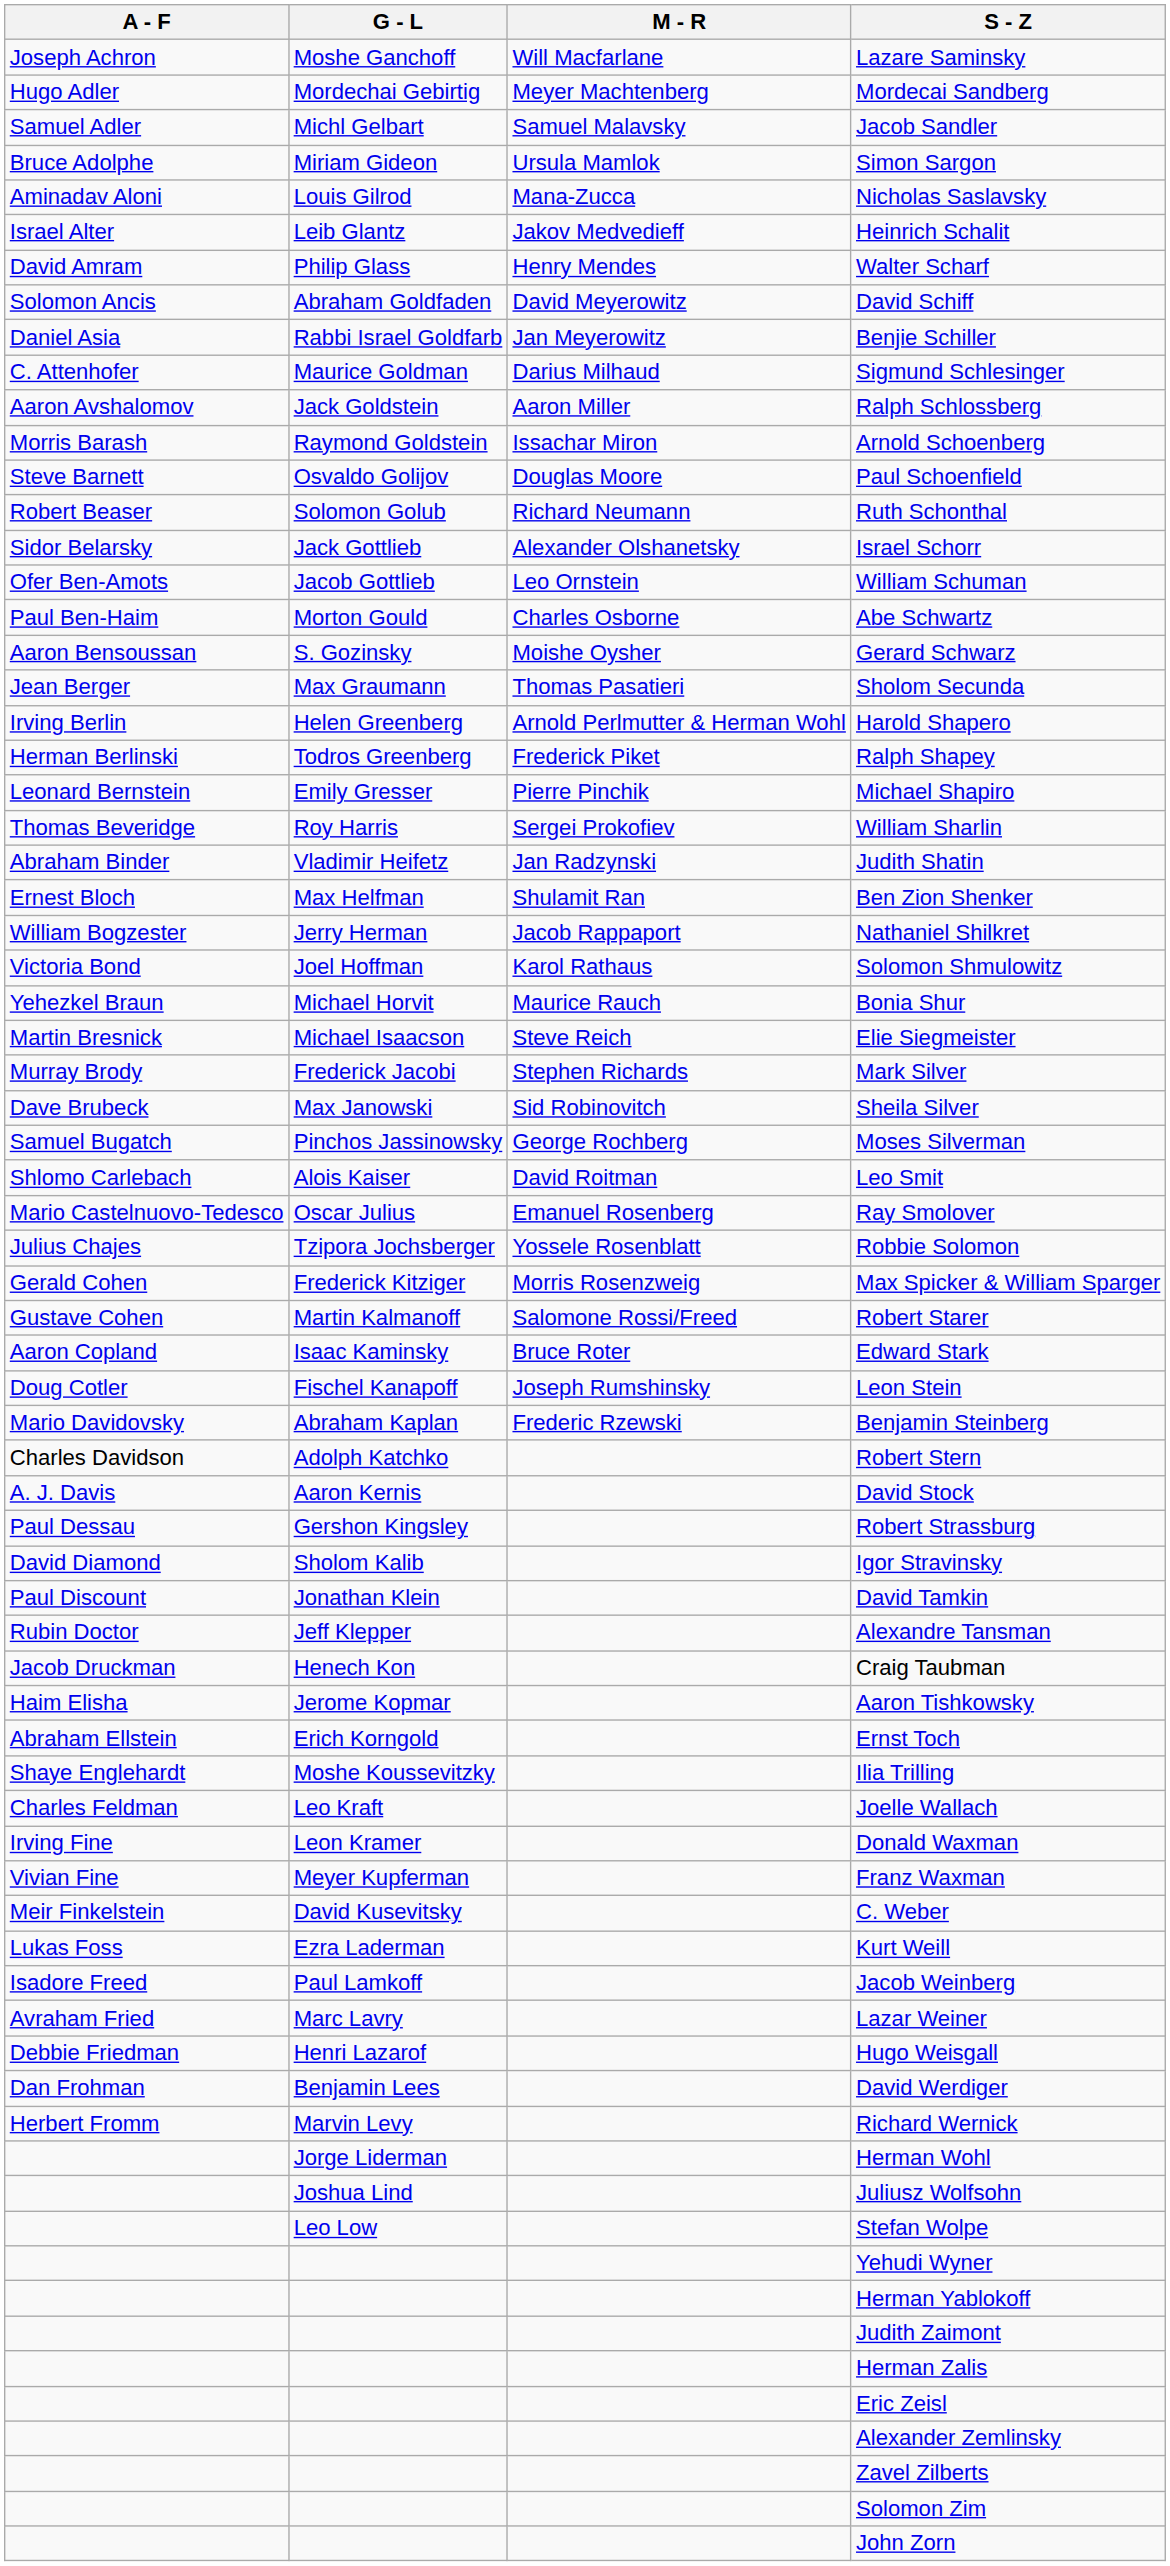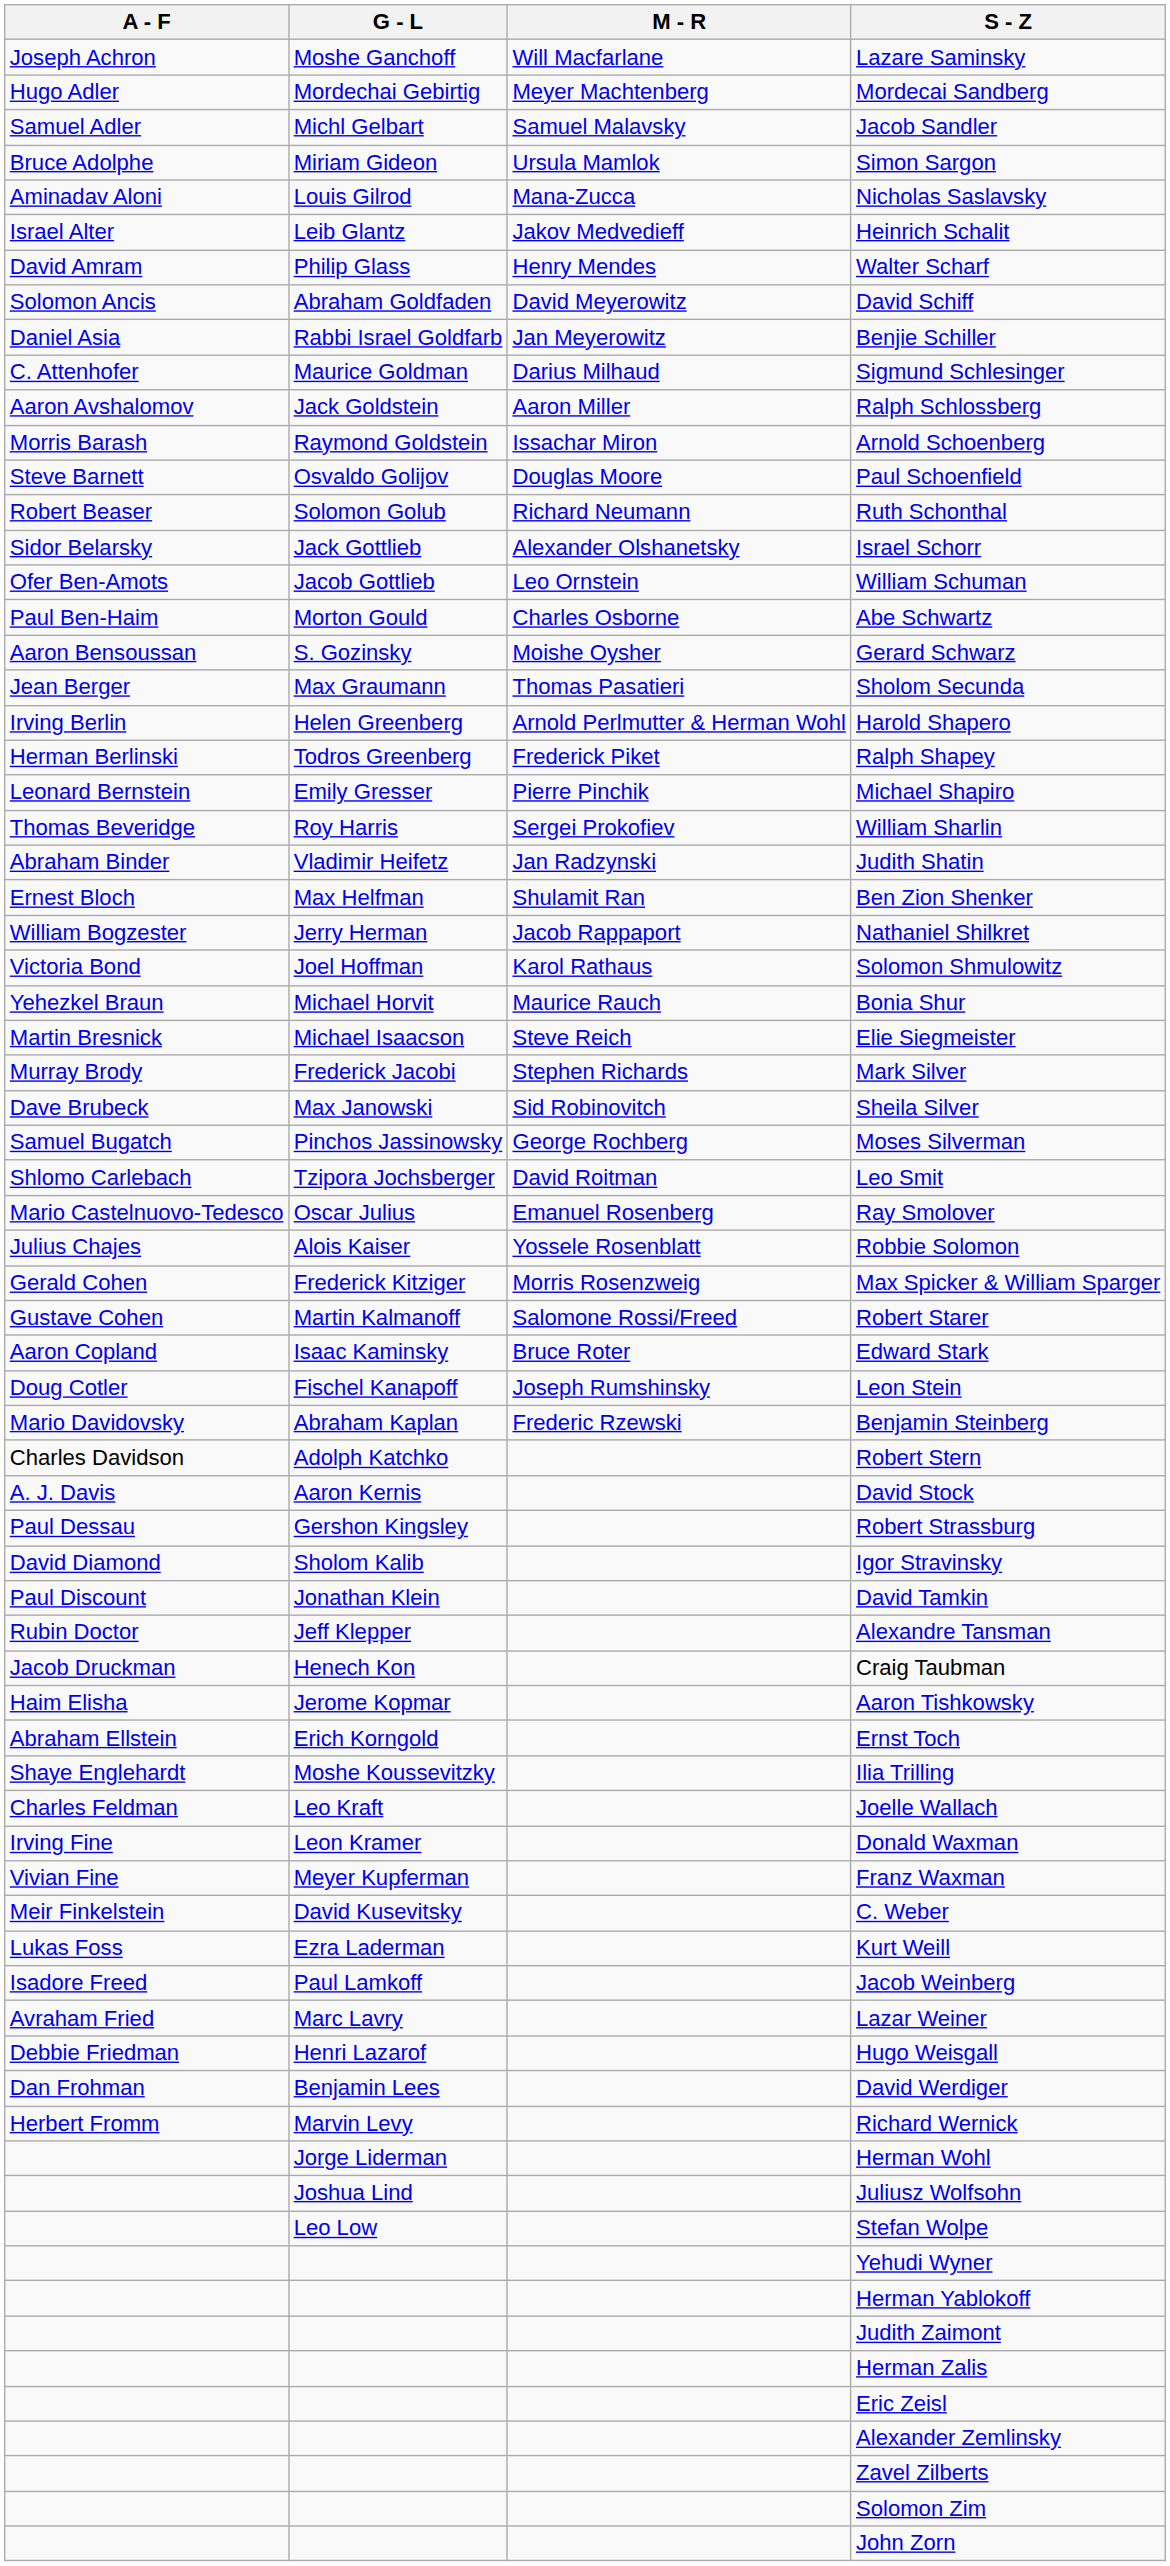(352, 1177) Alois Kaiser -> (394, 1177) Tzipora Jochsberger
(394, 1247) Tzipora Jochsberger -> (352, 1247) Alois Kaiser
